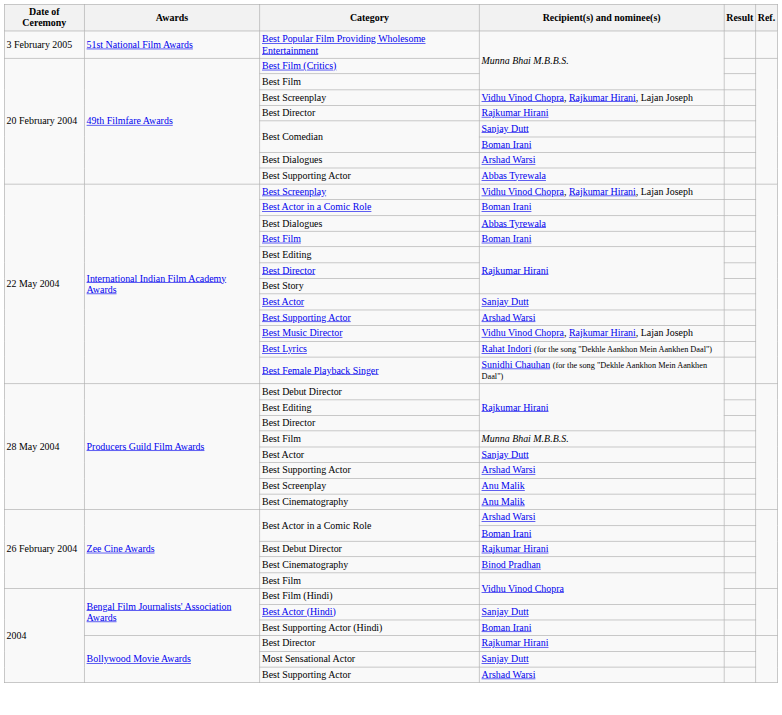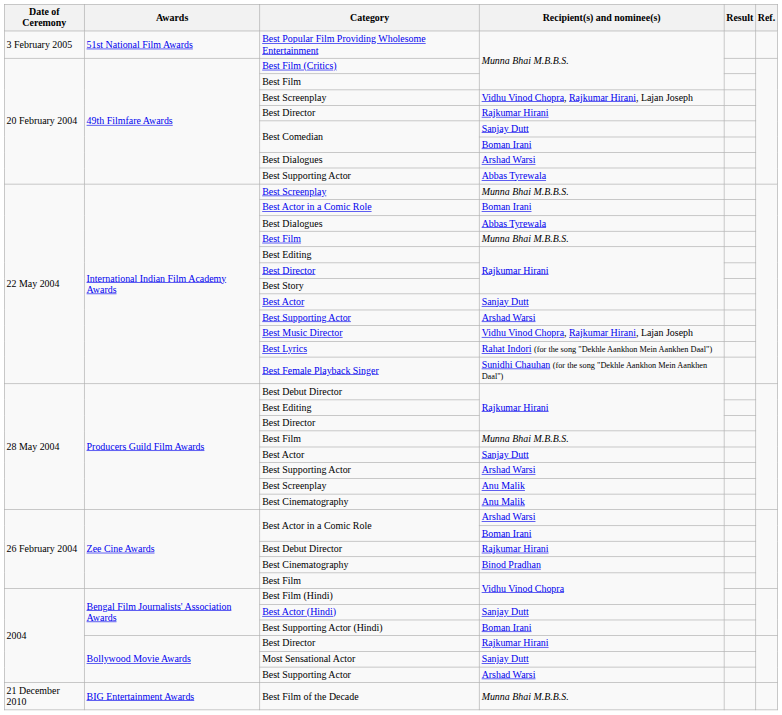(587, 192) Vidhu Vinod Chopra, Rajkumar Hirani, Lajan Joseph -> (525, 192) Munna Bhai M.B.B.S.
(506, 239) Boman Irani -> (525, 239) Munna Bhai M.B.B.S.
+ row: (140, 696)
